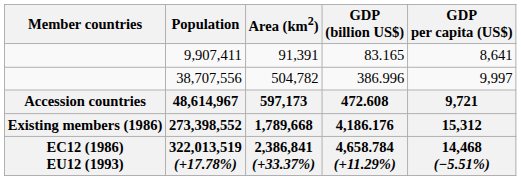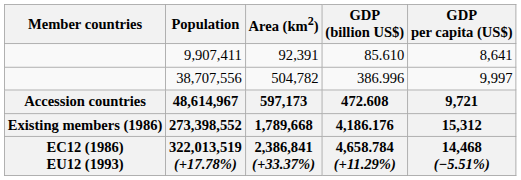(299, 55) 91,391 -> (299, 55) 92,391
(384, 55) 83.165 -> (384, 55) 85.610
